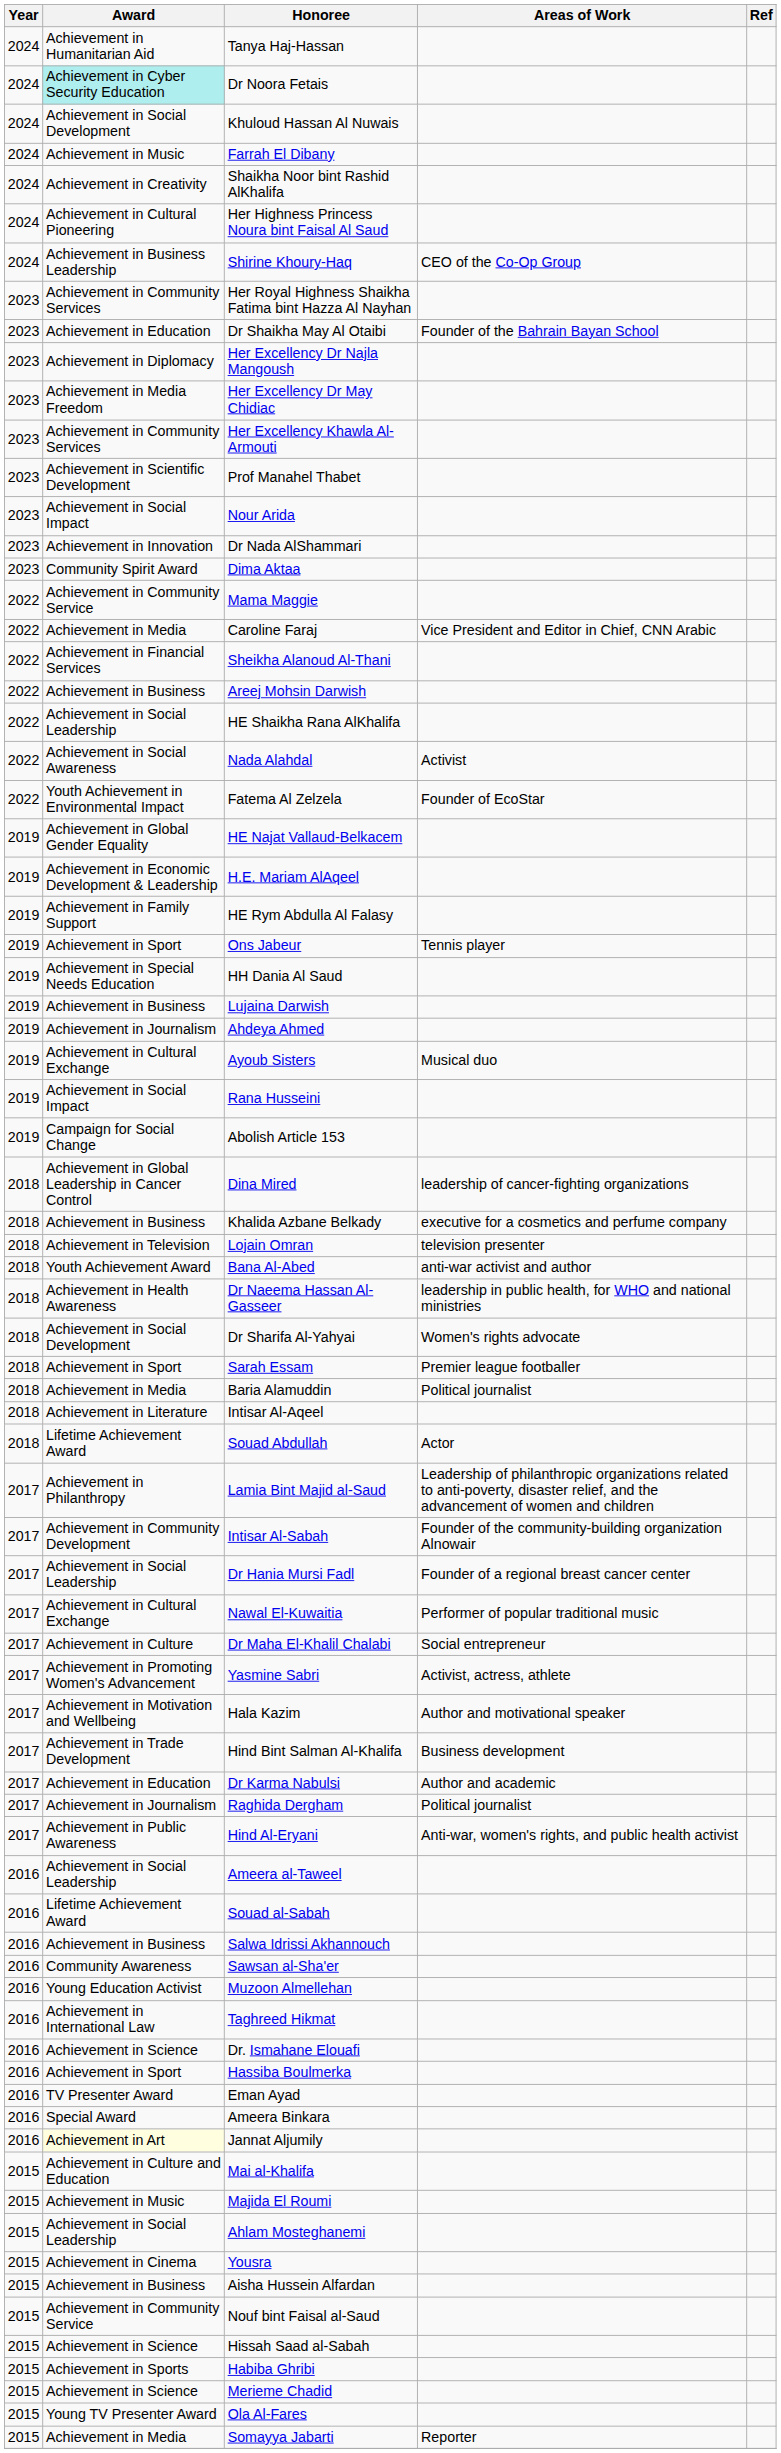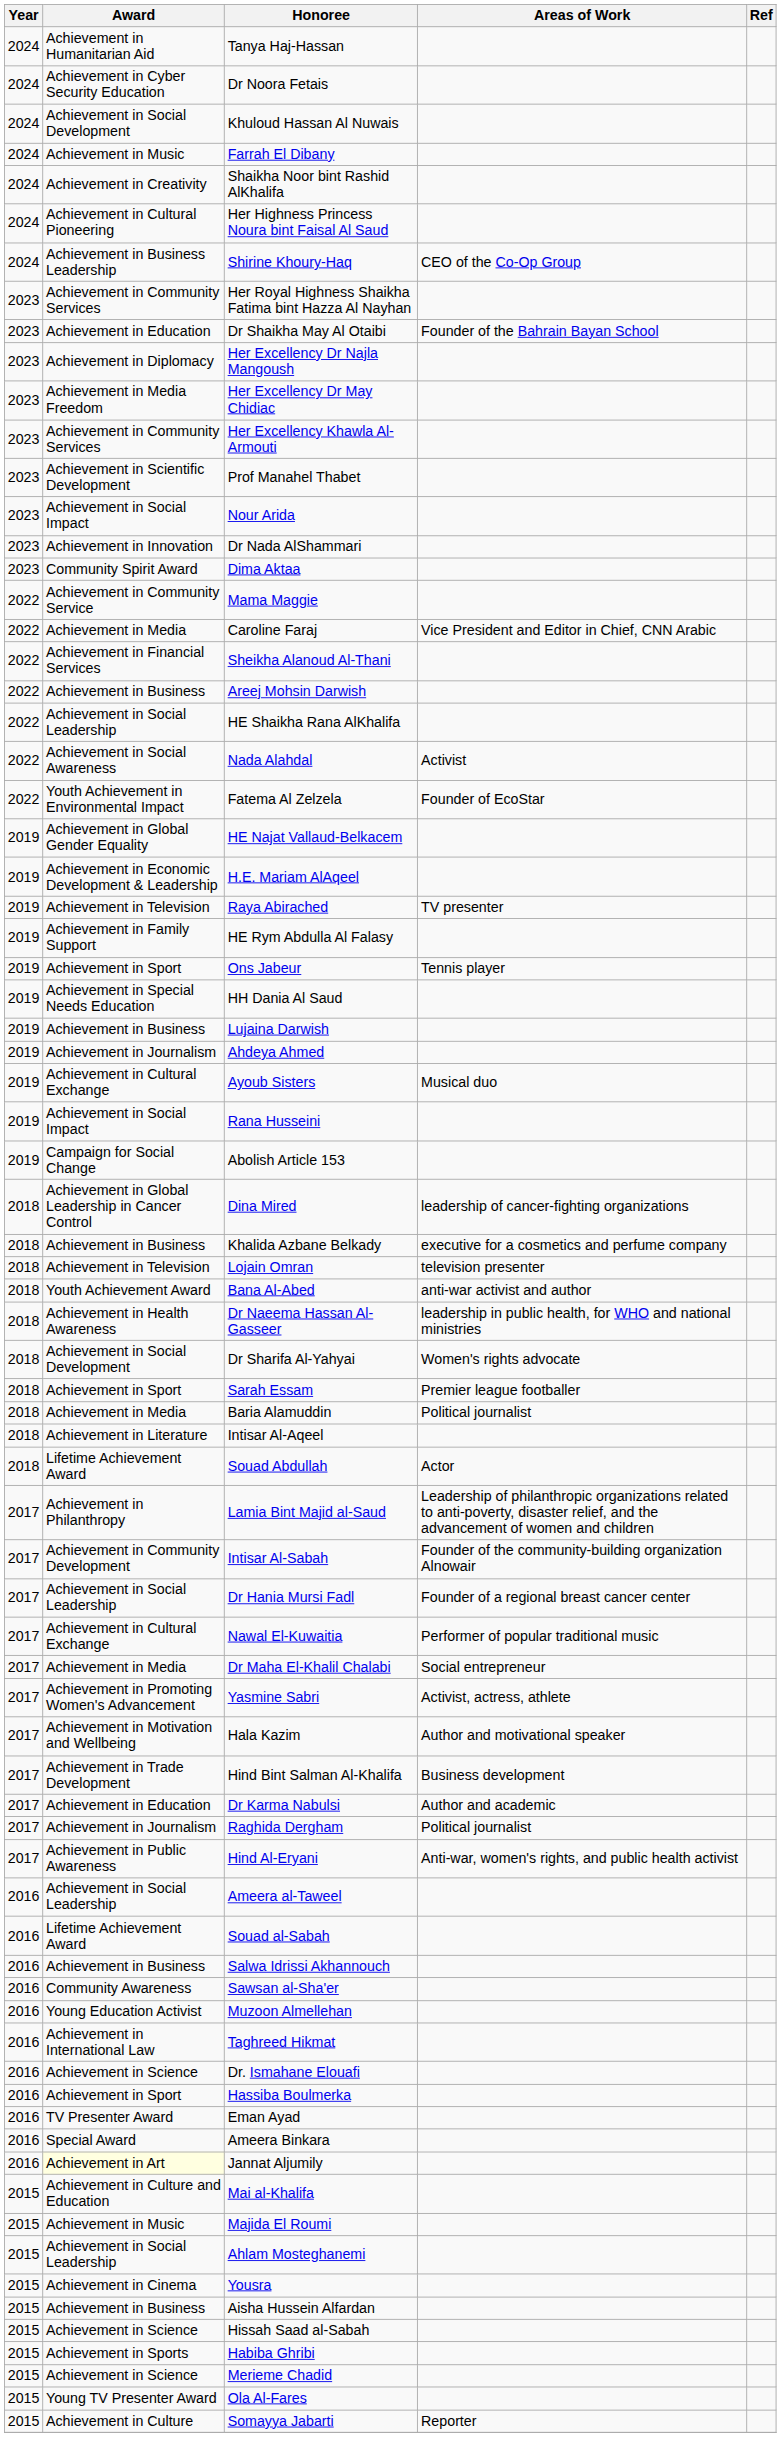(116, 84) paleturquoise background -> (116, 84) no background
+ row: (278, 907)
(120, 1644) Achievement in Culture -> (116, 1667) Achievement in Media
- row: (304, 2316)
(116, 2437) Achievement in Media -> (120, 2421) Achievement in Culture
